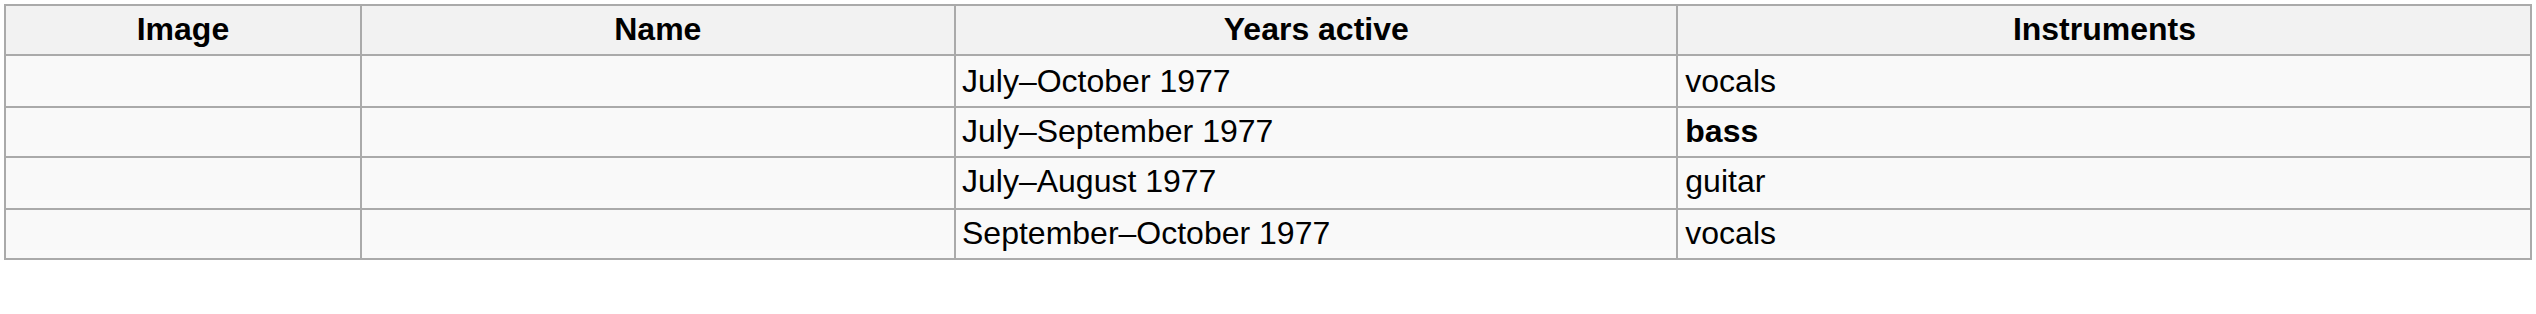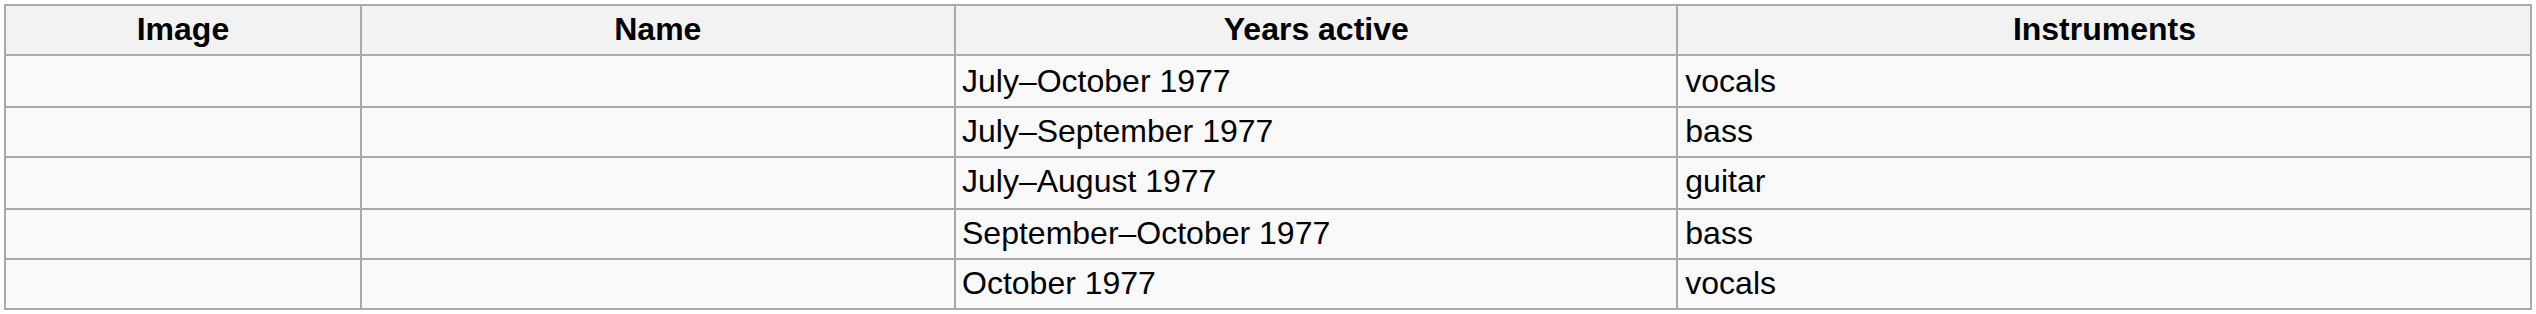(1722, 131) bold -> (1719, 131) normal
(1731, 232) vocals -> (1719, 232) bass
+ row: (1059, 283)
